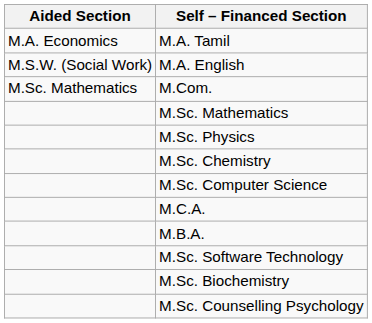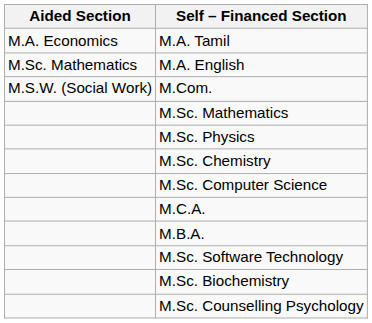(80, 64) M.S.W. (Social Work) -> (73, 64) M.Sc. Mathematics
(73, 88) M.Sc. Mathematics -> (80, 88) M.S.W. (Social Work)
